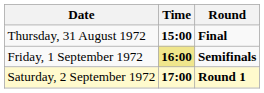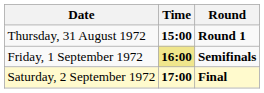(213, 35) Final -> (222, 35) Round 1
(222, 77) Round 1 -> (213, 77) Final
